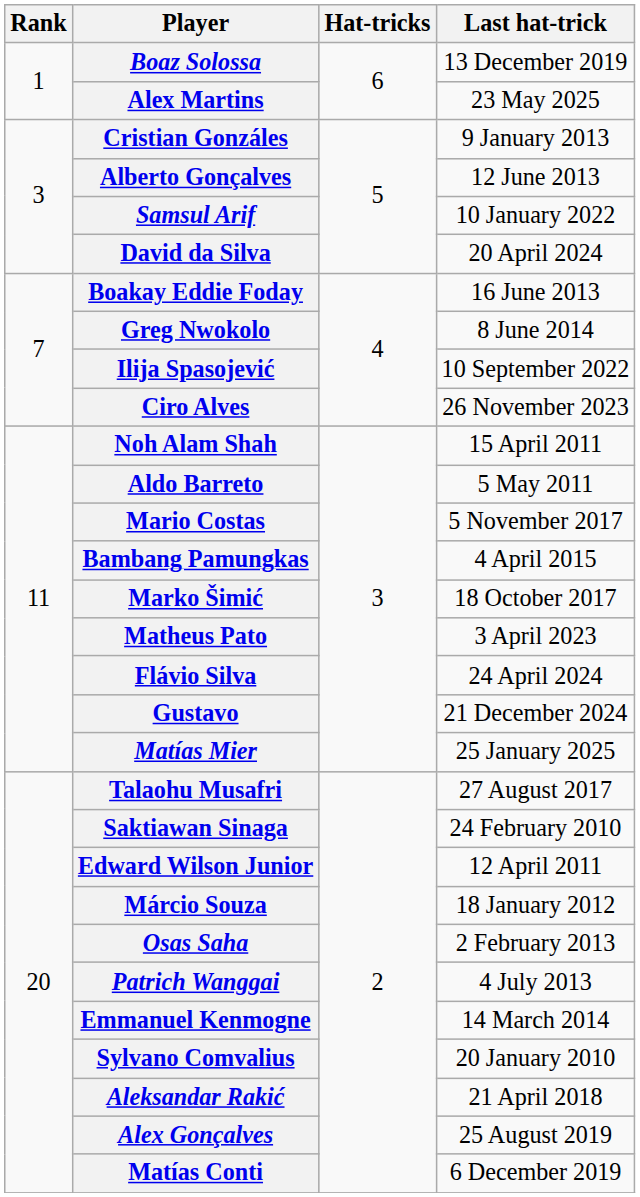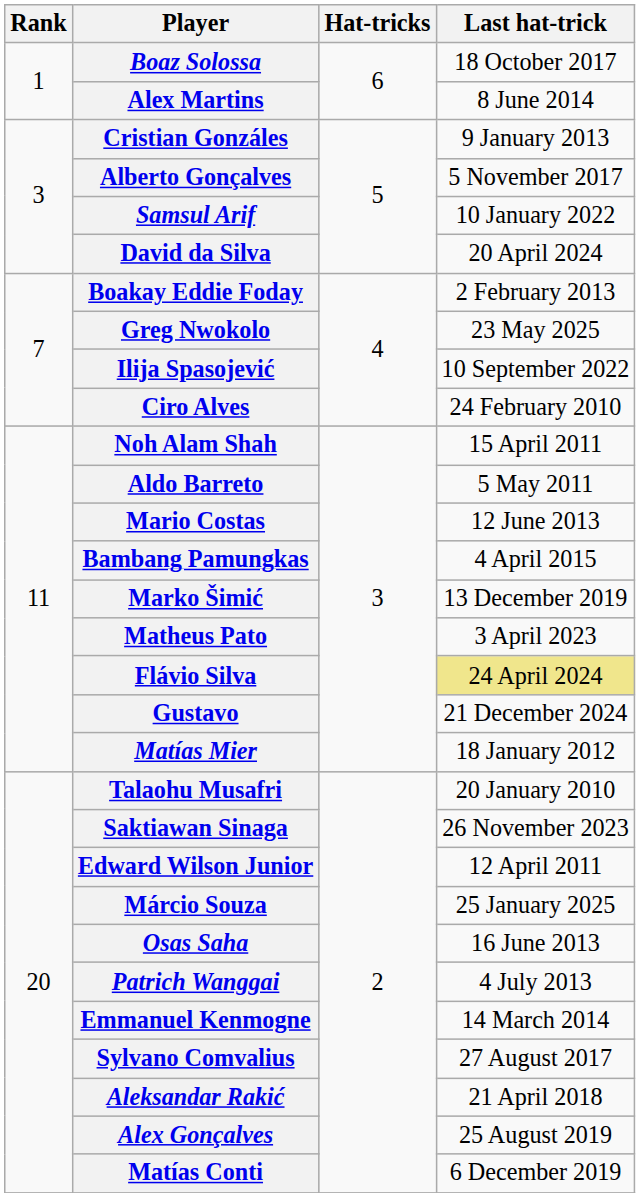(536, 61) 13 December 2019 -> (535, 61) 18 October 2017
(536, 100) 23 May 2025 -> (536, 100) 8 June 2014
(536, 176) 12 June 2013 -> (535, 176) 5 November 2017
(536, 291) 16 June 2013 -> (536, 291) 2 February 2013
(536, 330) 8 June 2014 -> (536, 330) 23 May 2025
(535, 406) 26 November 2023 -> (536, 406) 24 February 2010
(535, 521) 5 November 2017 -> (536, 521) 12 June 2013
(535, 598) 18 October 2017 -> (536, 598) 13 December 2019
(536, 675) no background -> (536, 675) khaki background
(536, 751) 25 January 2025 -> (536, 751) 18 January 2012
(535, 789) 27 August 2017 -> (536, 789) 20 January 2010
(536, 828) 24 February 2010 -> (535, 828) 26 November 2023
(536, 904) 18 January 2012 -> (536, 904) 25 January 2025
(536, 943) 2 February 2013 -> (536, 943) 16 June 2013
(536, 1058) 20 January 2010 -> (535, 1058) 27 August 2017
